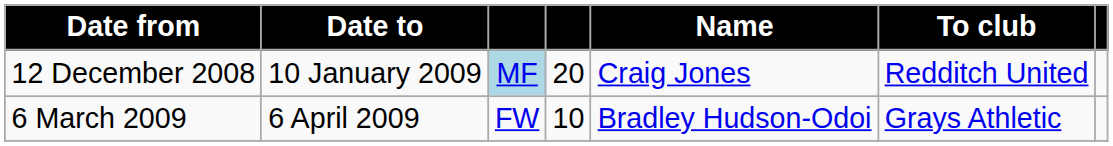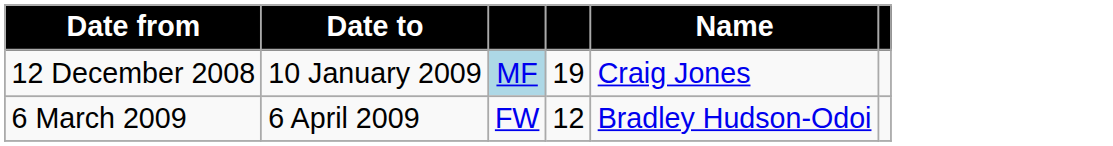- column: (987, 27)
(569, 72) 20 -> (569, 72) 19
(569, 118) 10 -> (569, 118) 12
